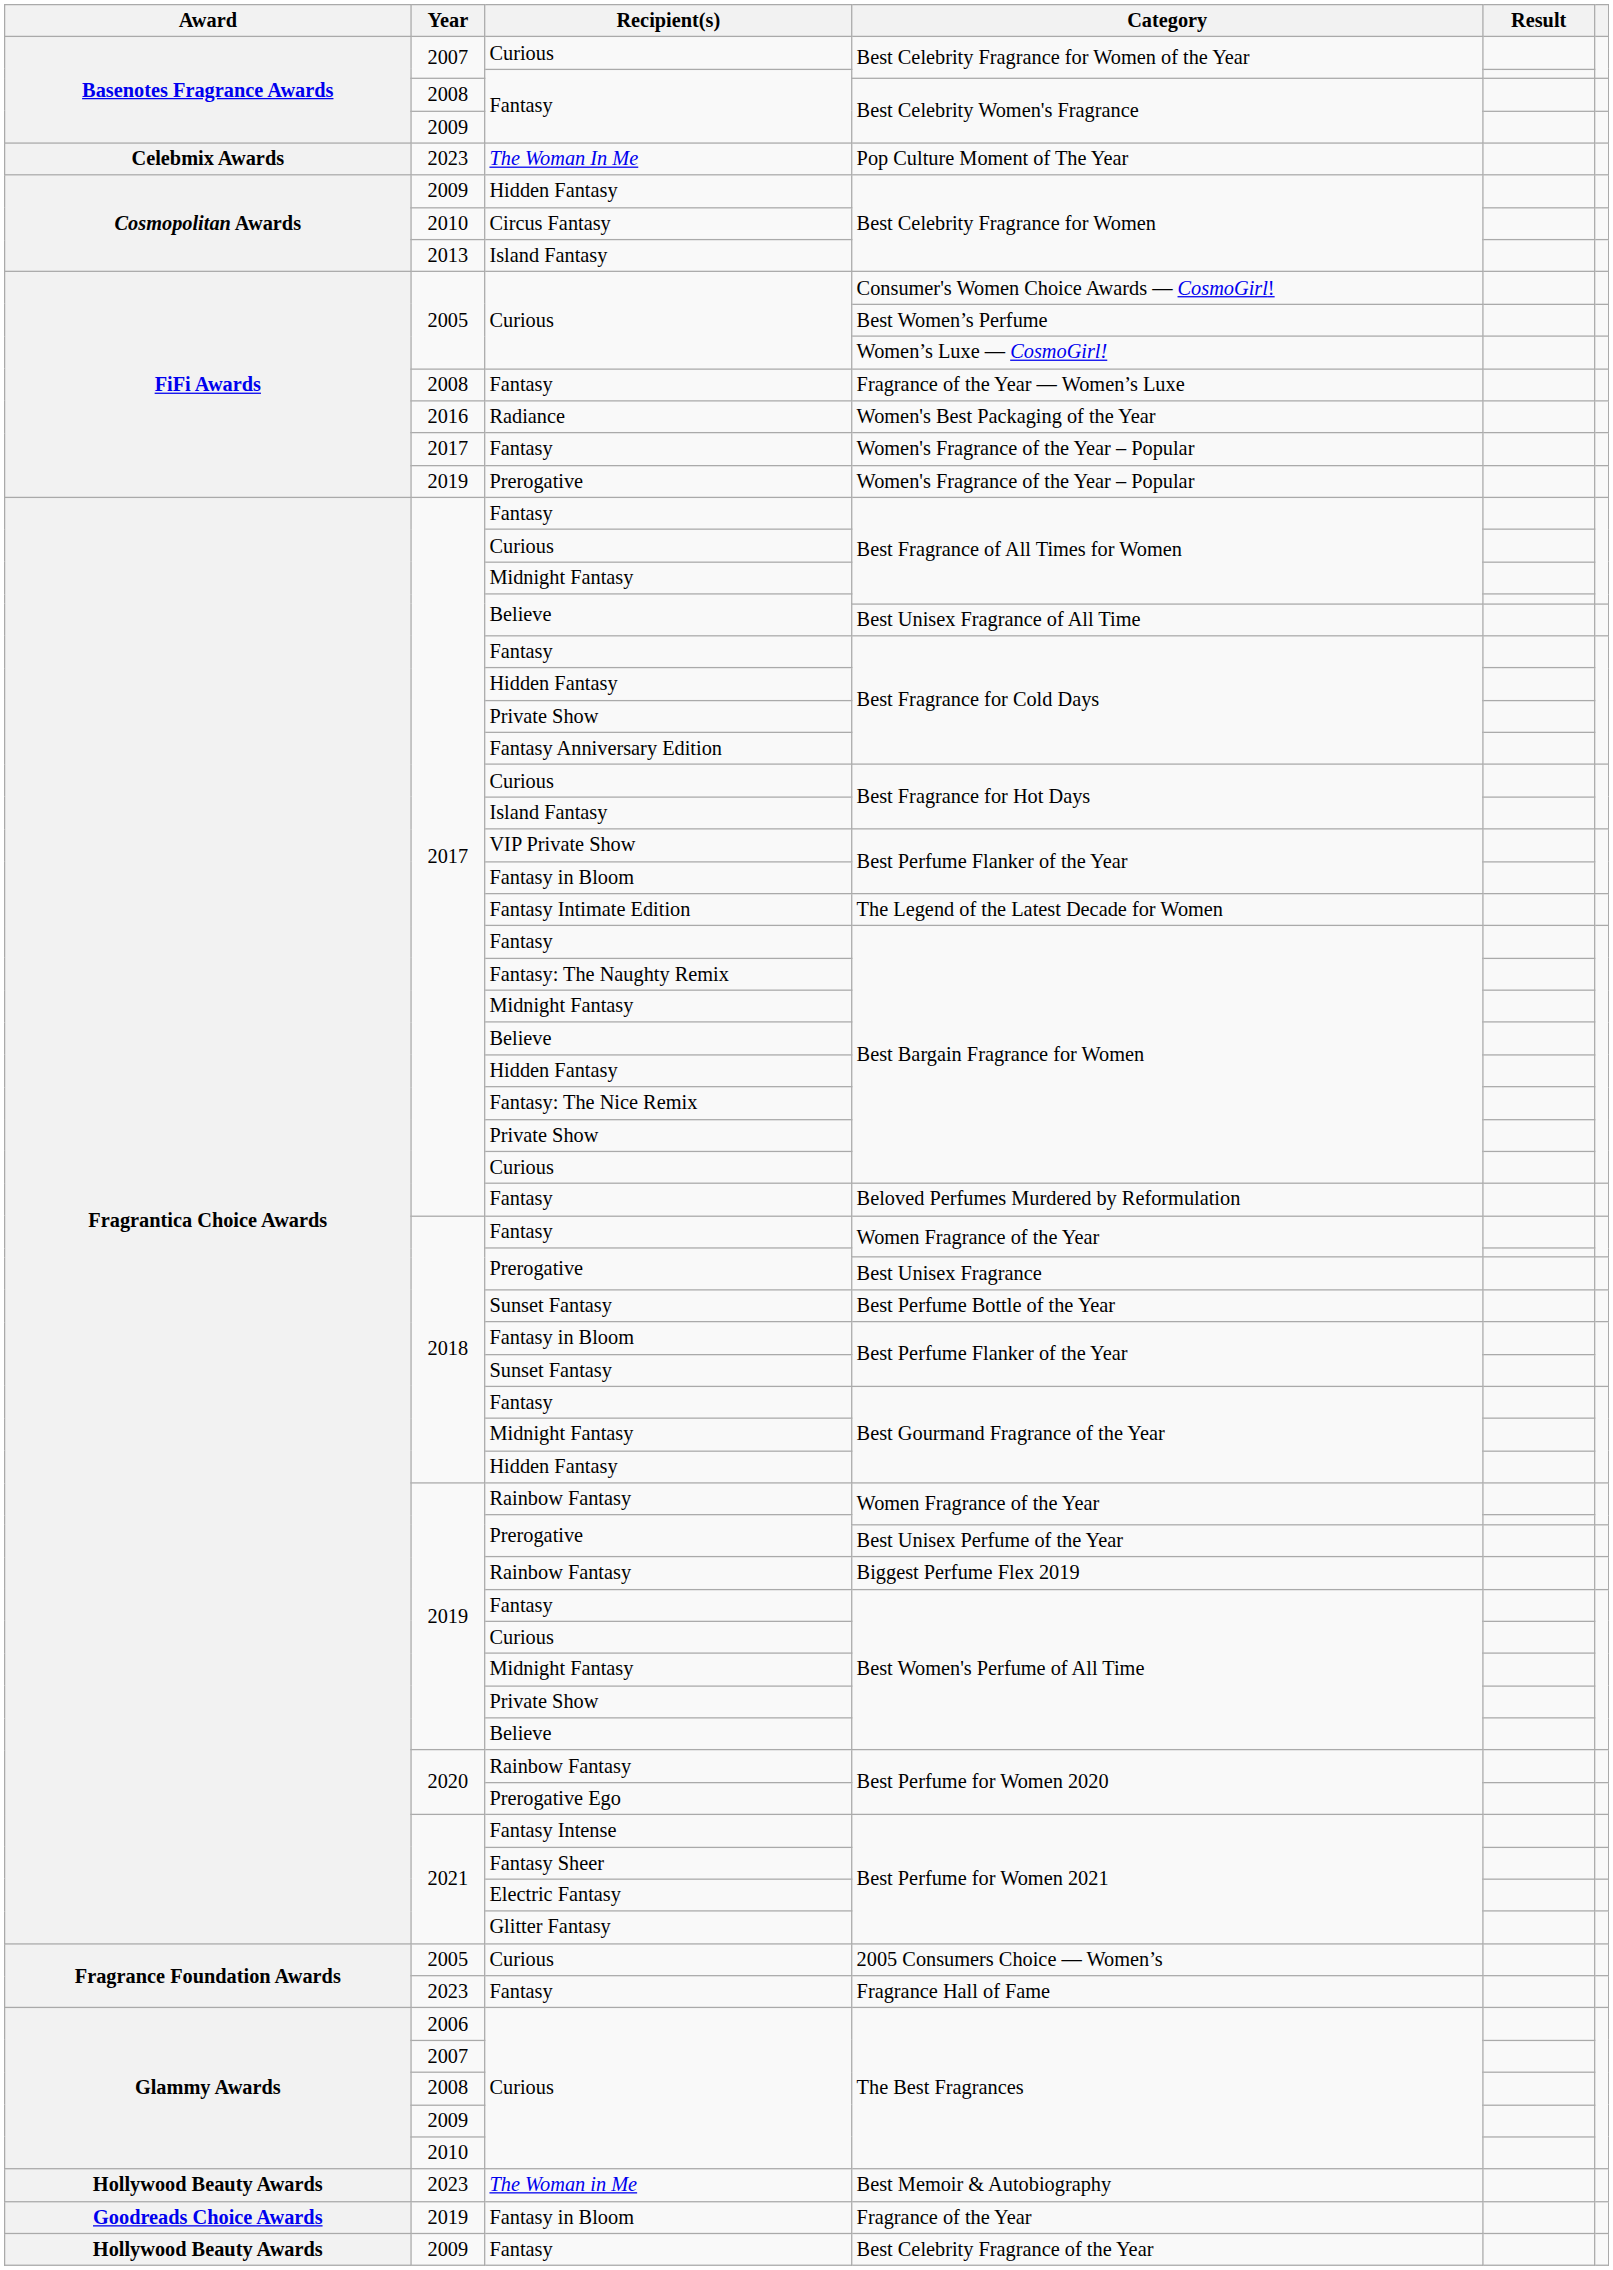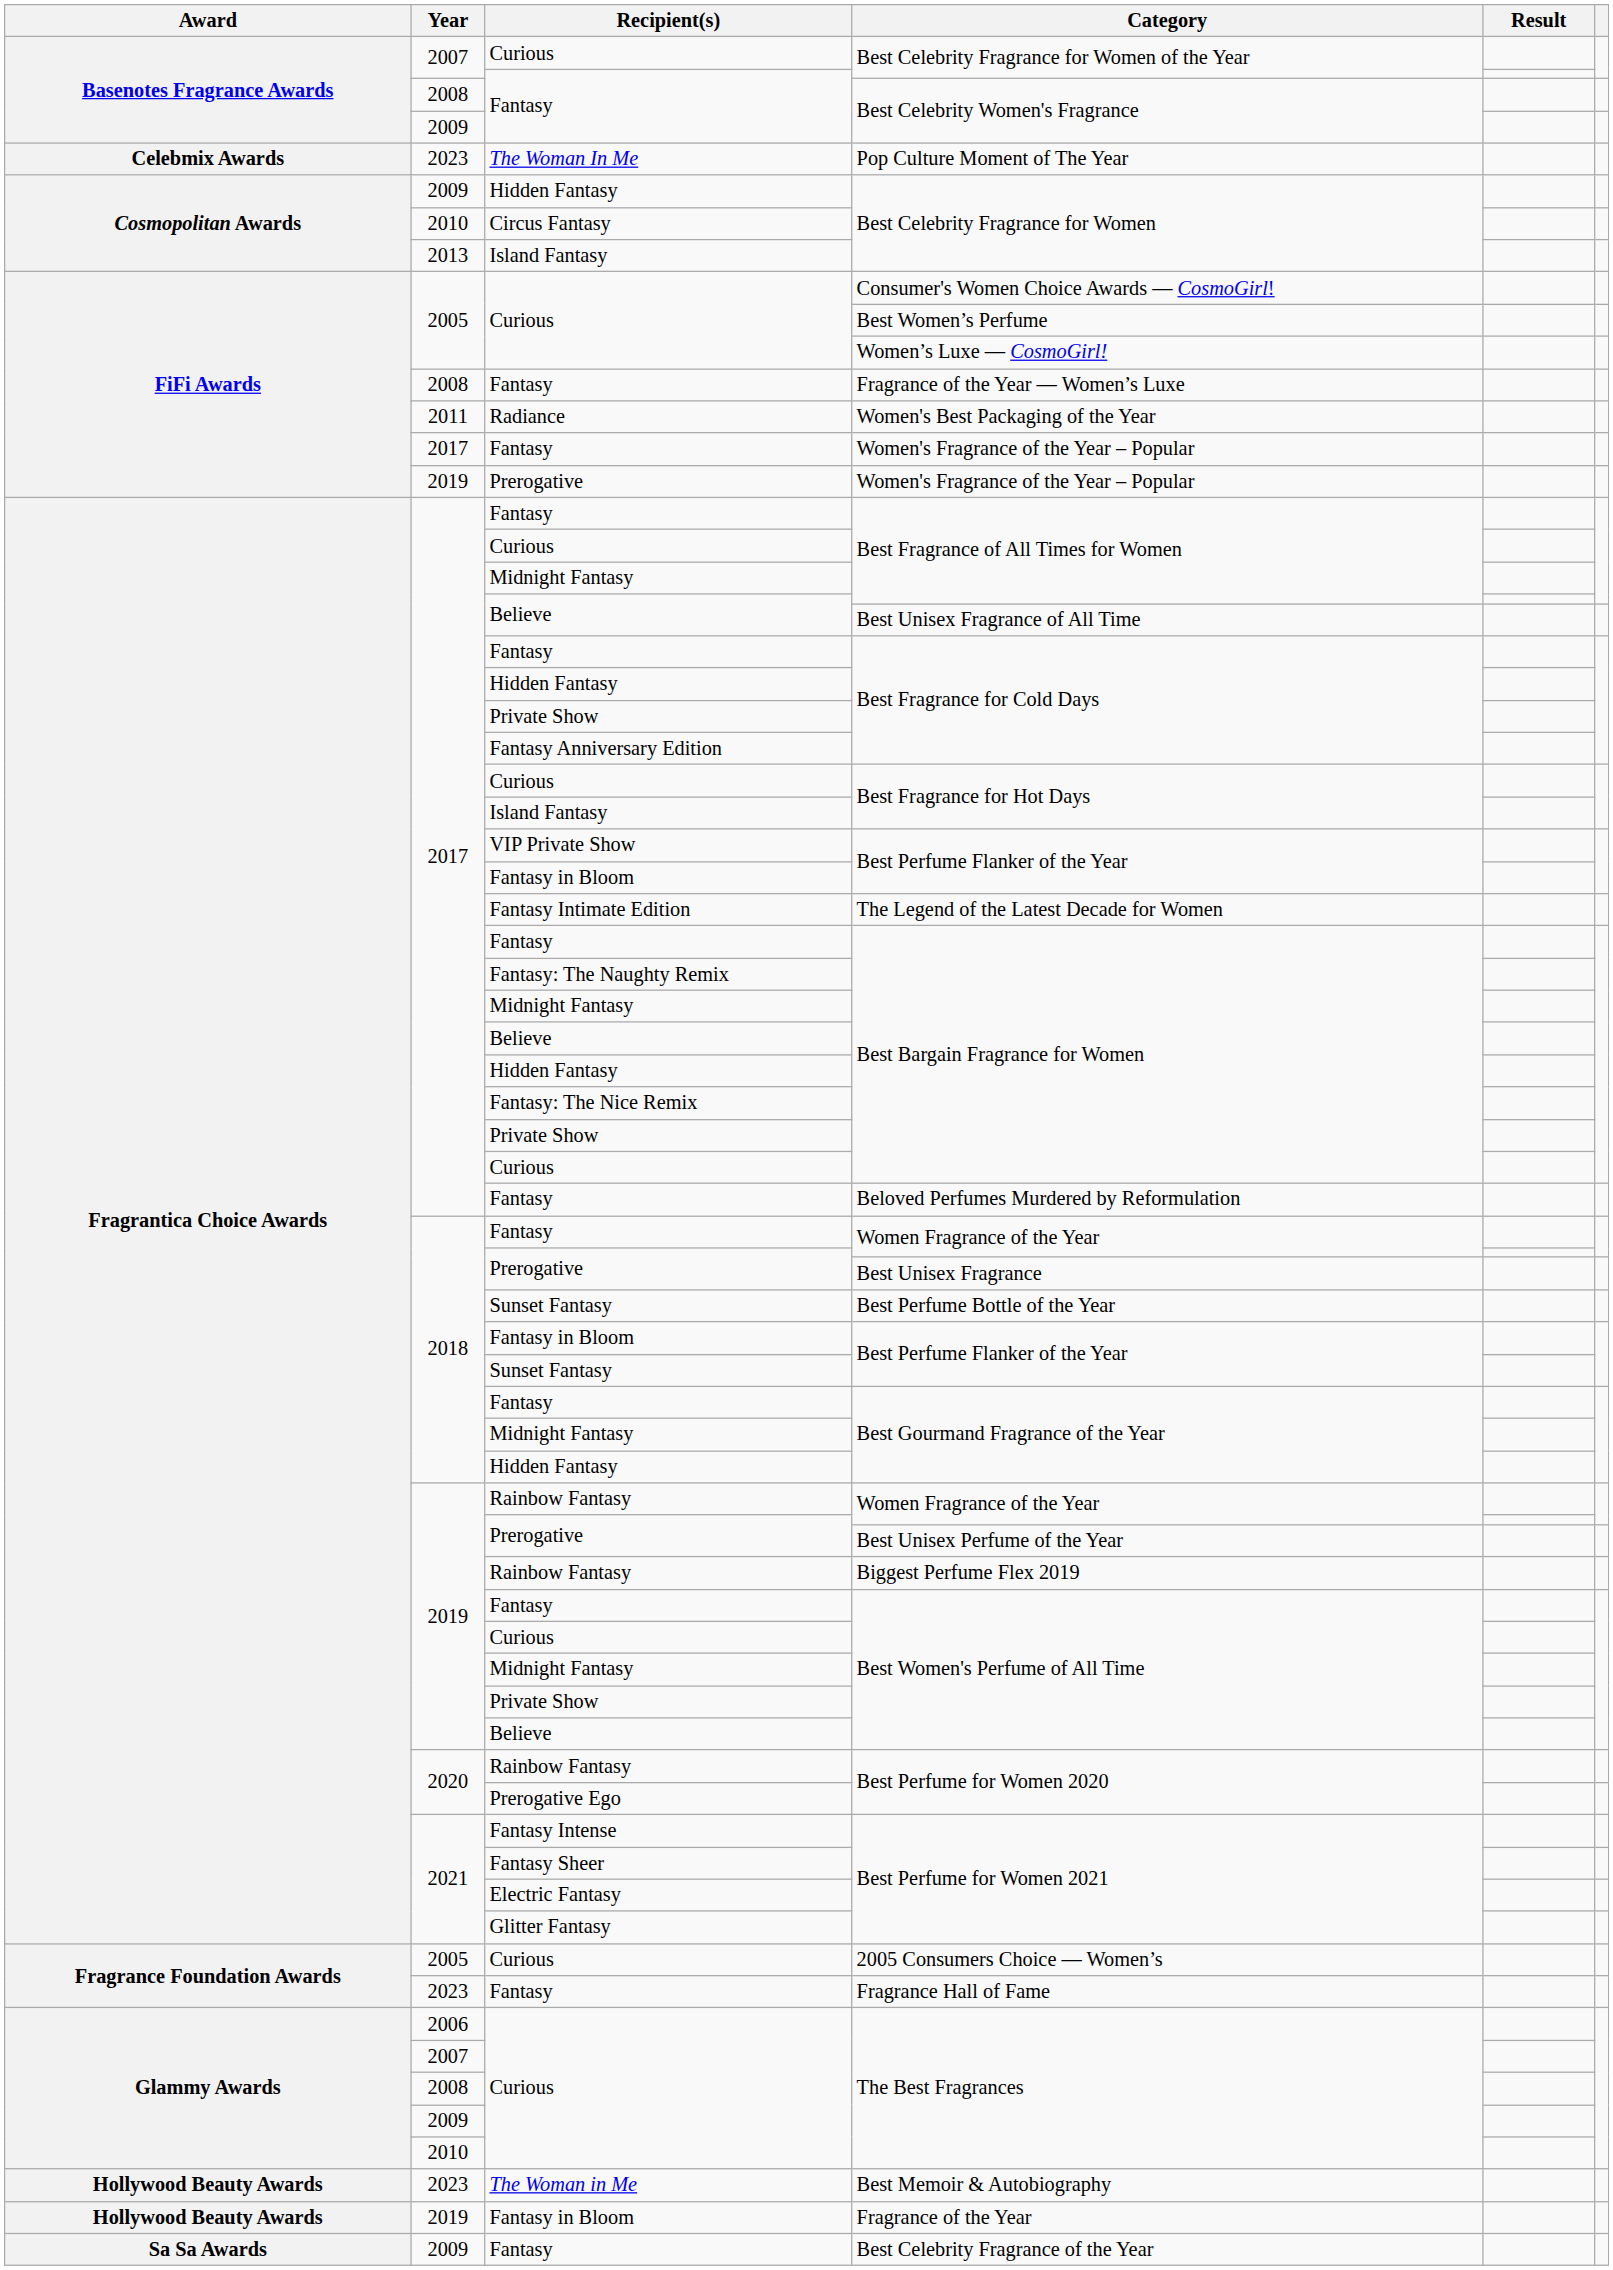(448, 416) 2016 -> (448, 416) 2011
(208, 2217) Goodreads Choice Awards -> (208, 2217) Hollywood Beauty Awards
(208, 2249) Hollywood Beauty Awards -> (208, 2249) Sa Sa Awards
